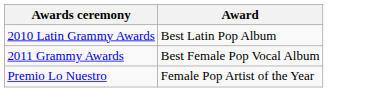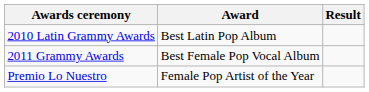+ column: (343, 14)
